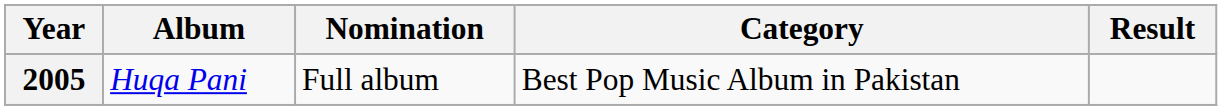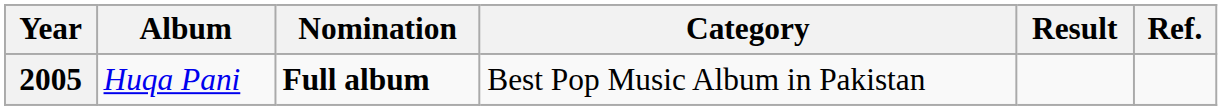+ column: (1175, 29)
(370, 79) normal -> (356, 79) bold
